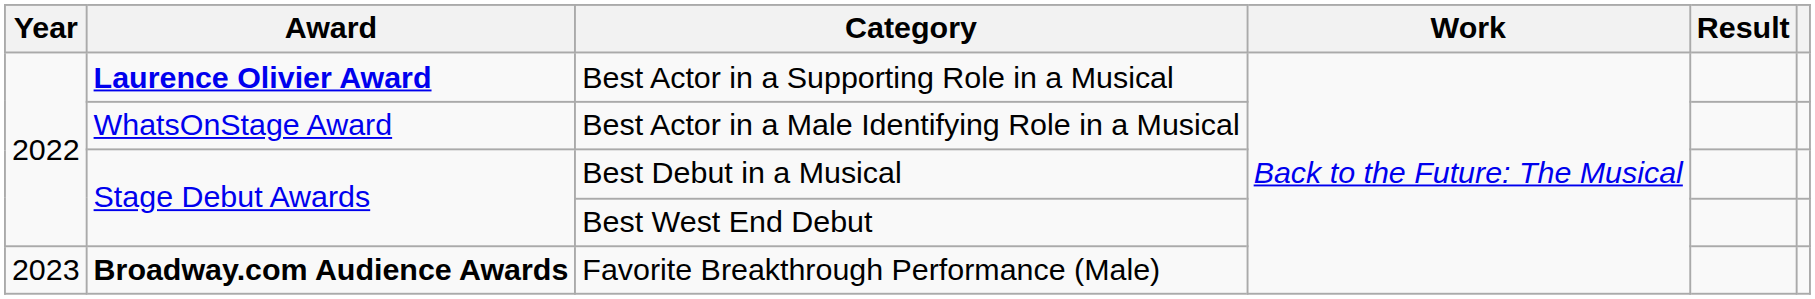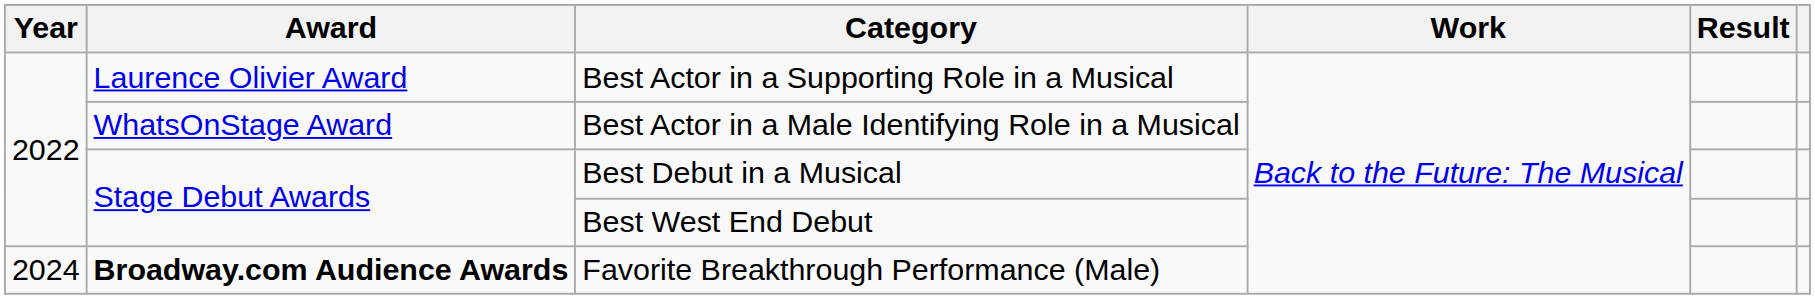(263, 76) bold -> (250, 76) normal
(46, 269) 2023 -> (46, 269) 2024
